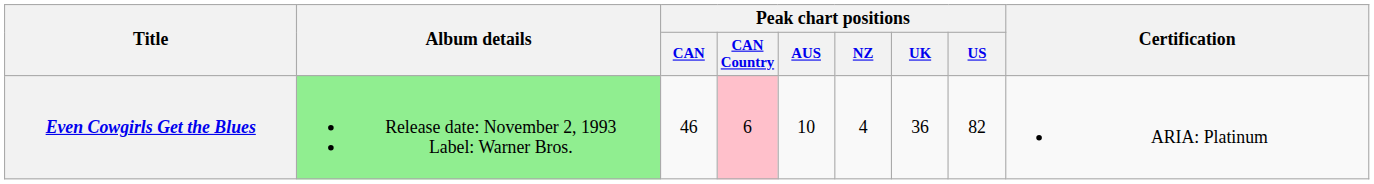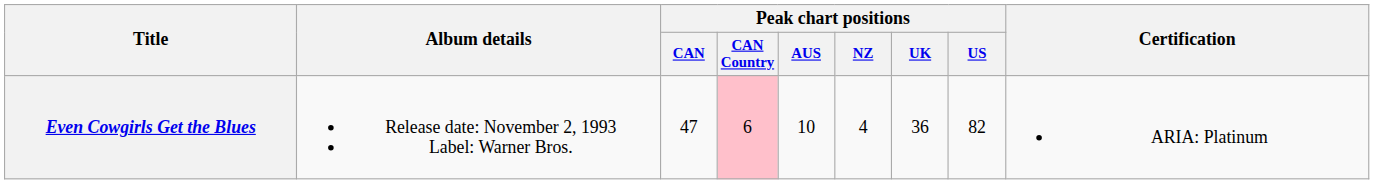(479, 137) lightgreen background -> (479, 137) no background
(689, 127) 46 -> (689, 127) 47
